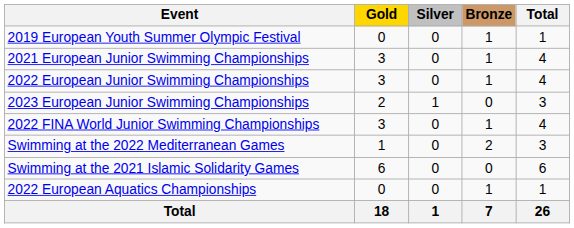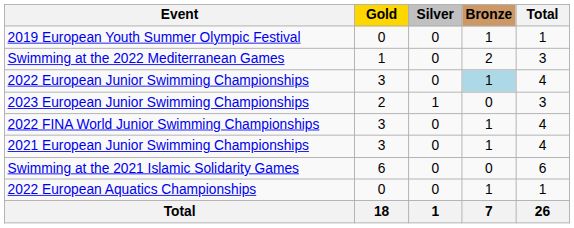rows swapped: (158, 59) <-> (146, 146)
(489, 80) no background -> (489, 80) lightblue background
